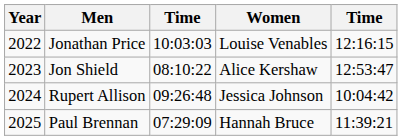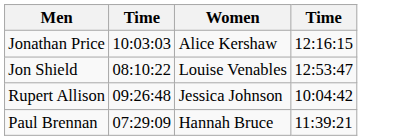- column: (25, 17)
(273, 43) Louise Venables -> (228, 43) Alice Kershaw
(268, 69) Alice Kershaw -> (233, 69) Louise Venables
